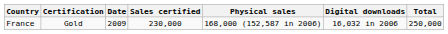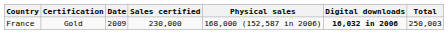(365, 23) normal -> (365, 23) bold
(425, 23) 250,000 -> (425, 23) 250,003
